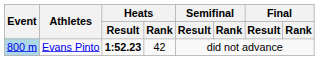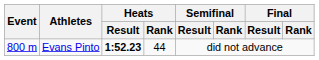(22, 47) lightblue background -> (22, 47) no background
(160, 47) 42 -> (160, 47) 44
